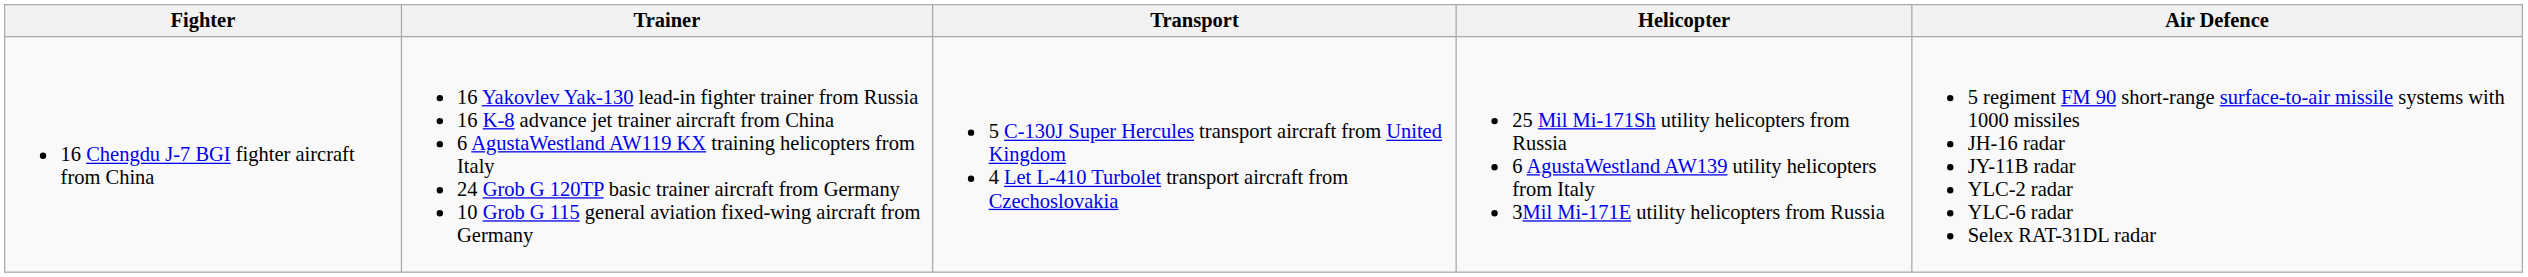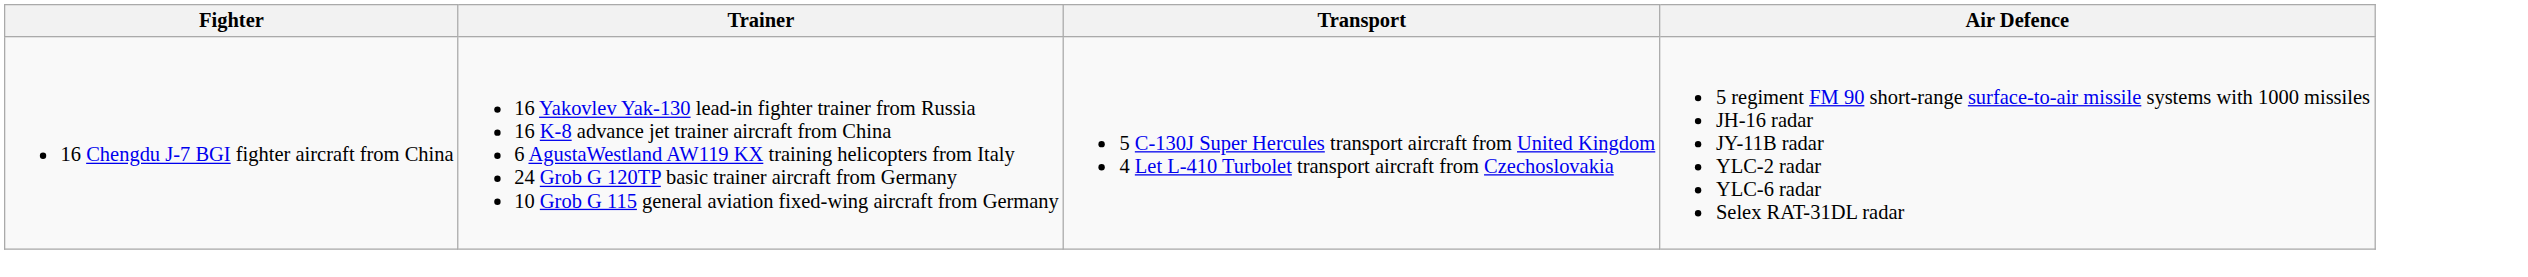- column: (1684, 20)
